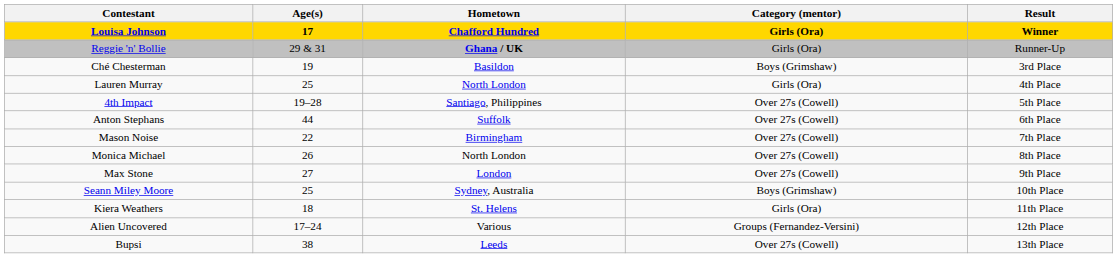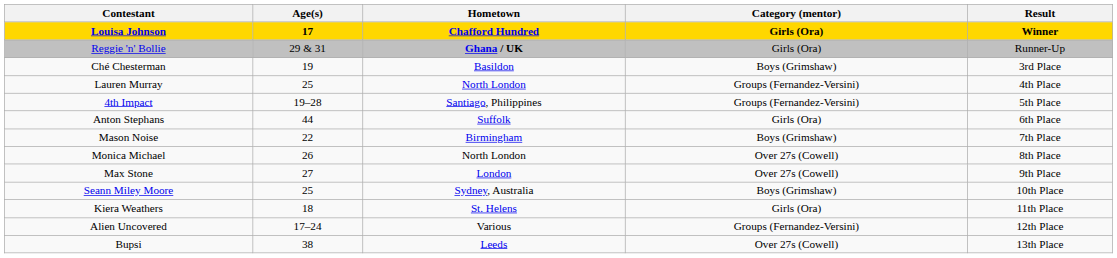(796, 84) Girls (Ora) -> (796, 84) Groups (Fernandez-Versini)
(796, 102) Over 27s (Cowell) -> (796, 102) Groups (Fernandez-Versini)
(796, 119) Over 27s (Cowell) -> (796, 119) Girls (Ora)
(796, 137) Over 27s (Cowell) -> (796, 137) Boys (Grimshaw)
